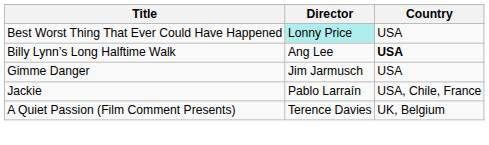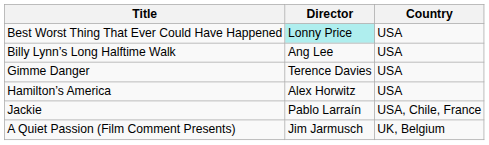(390, 52) bold -> (390, 52) normal
(325, 71) Jim Jarmusch -> (330, 71) Terence Davies
+ row: (59, 91)
(330, 110) Terence Davies -> (325, 129) Jim Jarmusch
